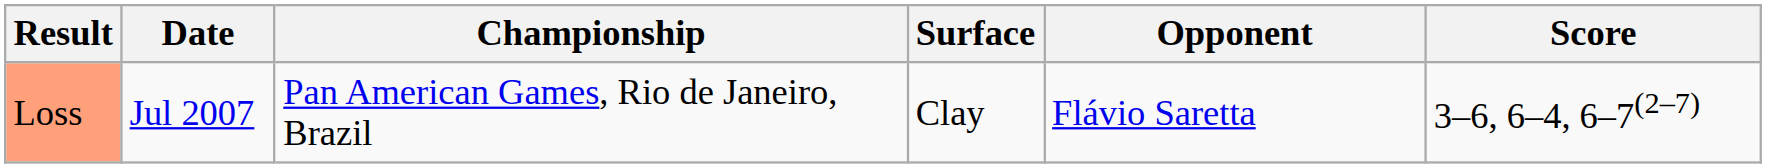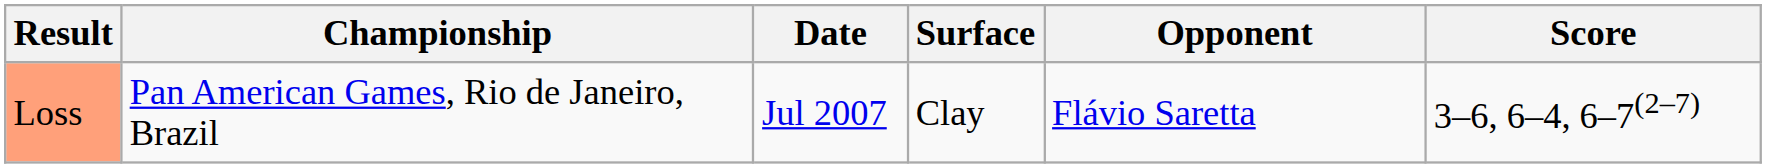columns swapped: (198, 33) <-> (591, 33)
